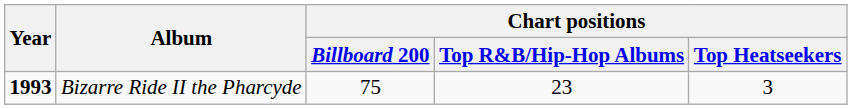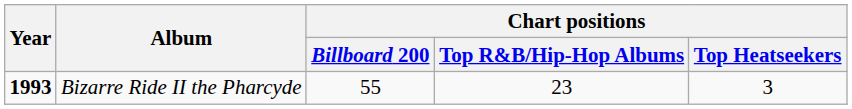(370, 87) 75 -> (370, 87) 55
